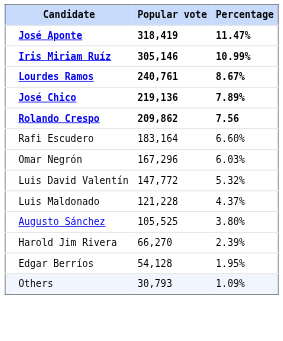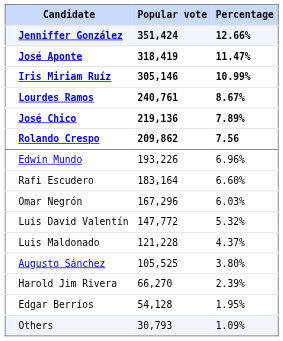+ row: (71, 35)
+ row: (50, 160)
